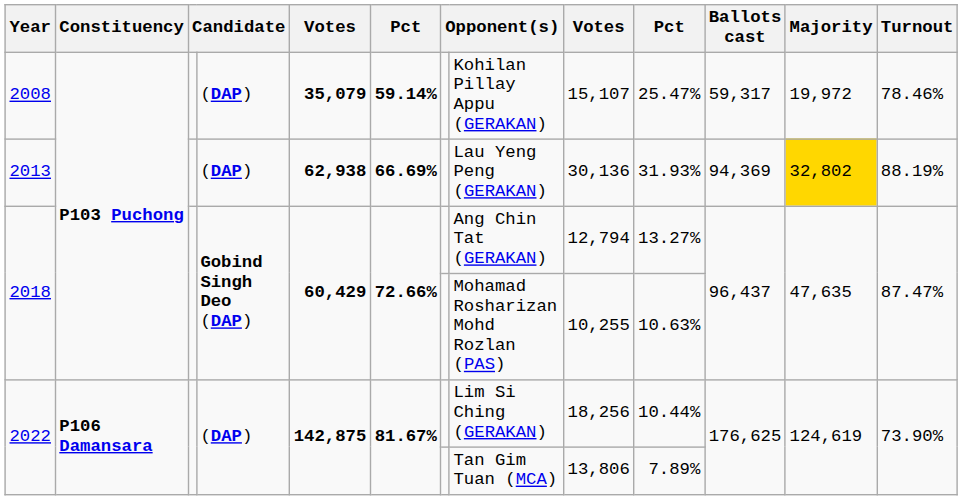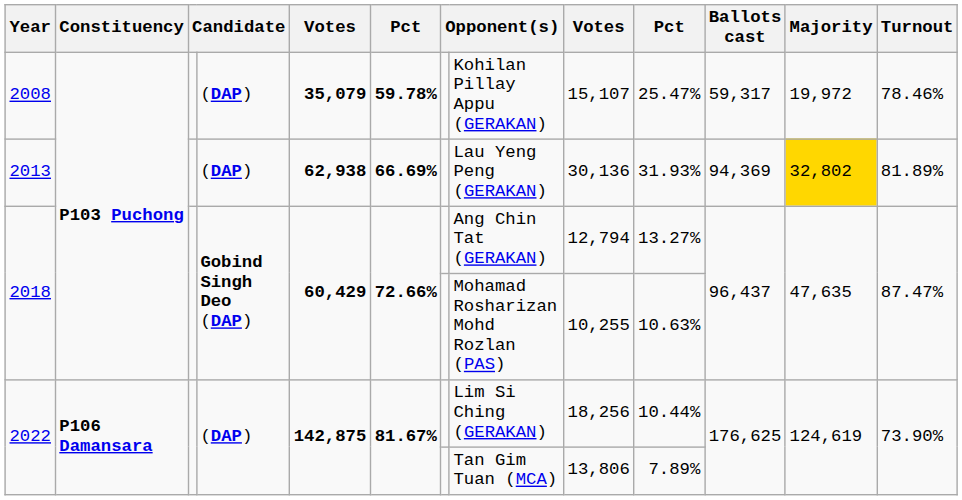(406, 96) 59.14% -> (406, 96) 59.78%
(912, 172) 88.19% -> (912, 172) 81.89%
